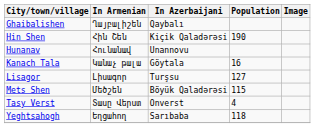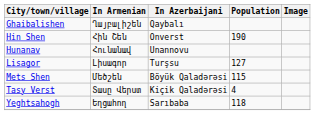(189, 37) Kiçik Qaladərəsi -> (167, 37) Onverst
- row: (33, 63)
(167, 103) Onverst -> (189, 90) Kiçik Qaladərəsi
